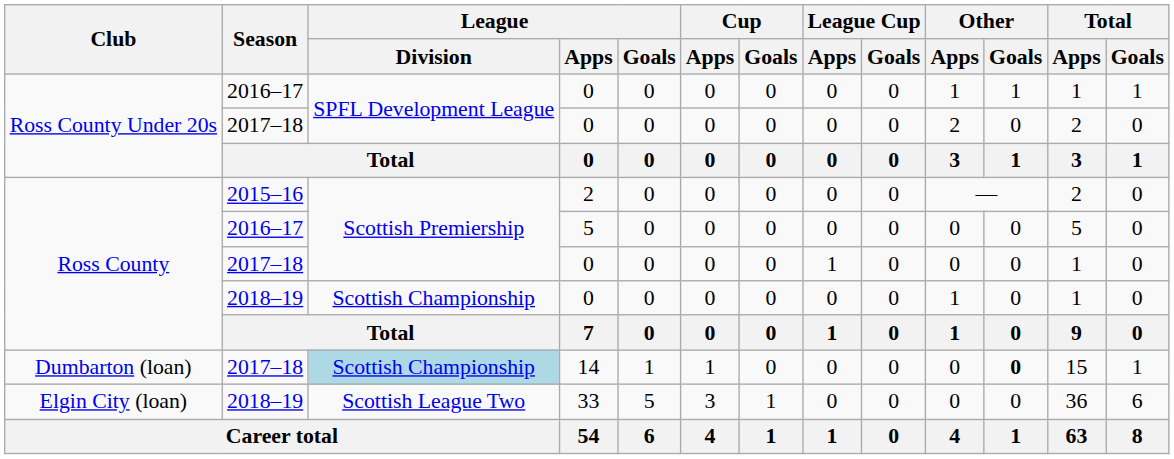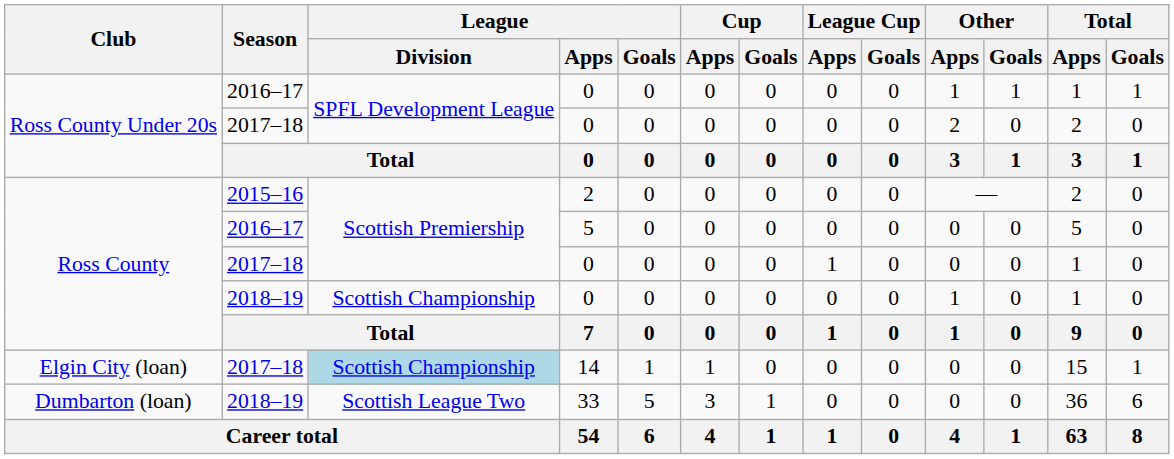(113, 366) Dumbarton (loan) -> (113, 366) Elgin City (loan)
(1016, 366) bold -> (1016, 366) normal
(113, 401) Elgin City (loan) -> (113, 401) Dumbarton (loan)
